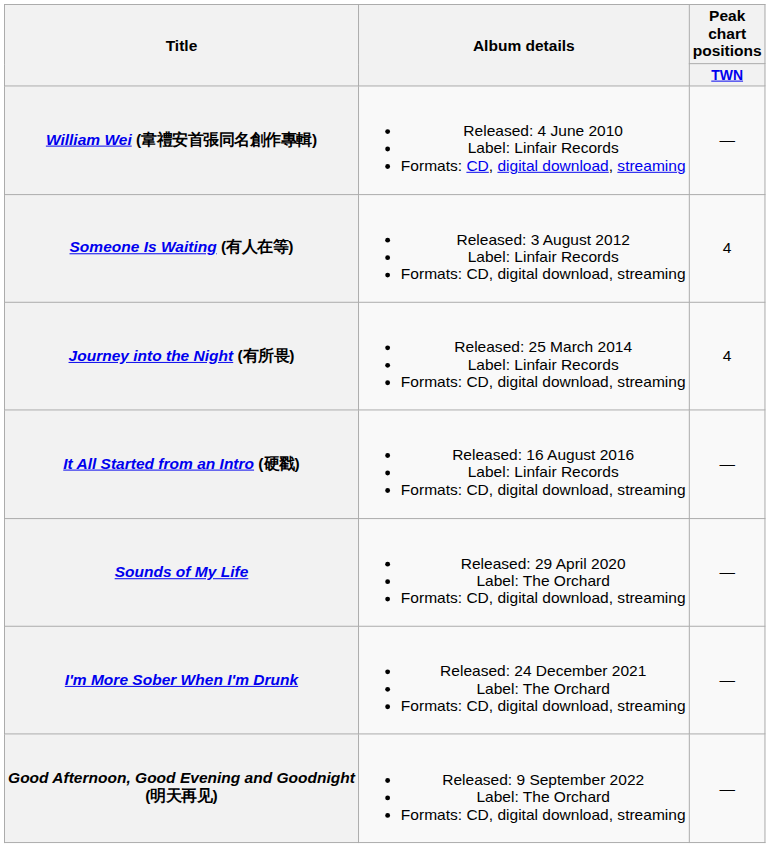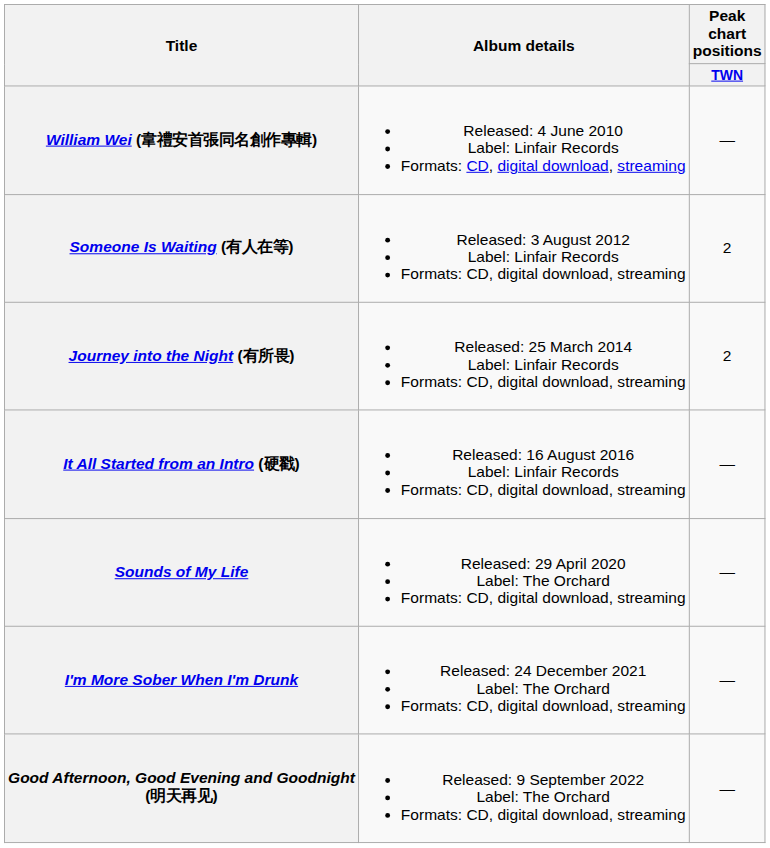(727, 248) 4 -> (727, 248) 2
(727, 356) 4 -> (727, 356) 2
